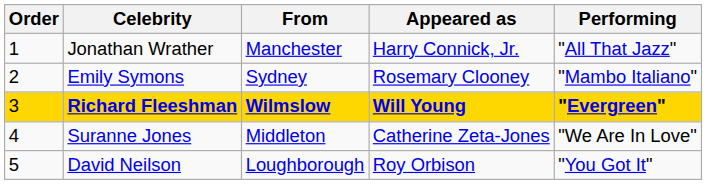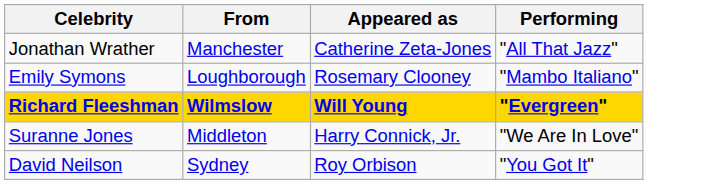- column: (34, 19)
(446, 48) Harry Connick, Jr. -> (403, 48) Catherine Zeta-Jones
(276, 77) Sydney -> (246, 77) Loughborough
(461, 135) Catherine Zeta-Jones -> (387, 135) Harry Connick, Jr.
(305, 164) Loughborough -> (218, 164) Sydney
